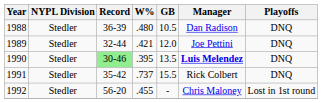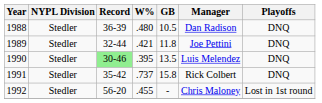(168, 43) 12.0 -> (168, 43) 11.8
(212, 59) bold -> (211, 59) normal
(168, 75) 15.5 -> (168, 75) 15.8
